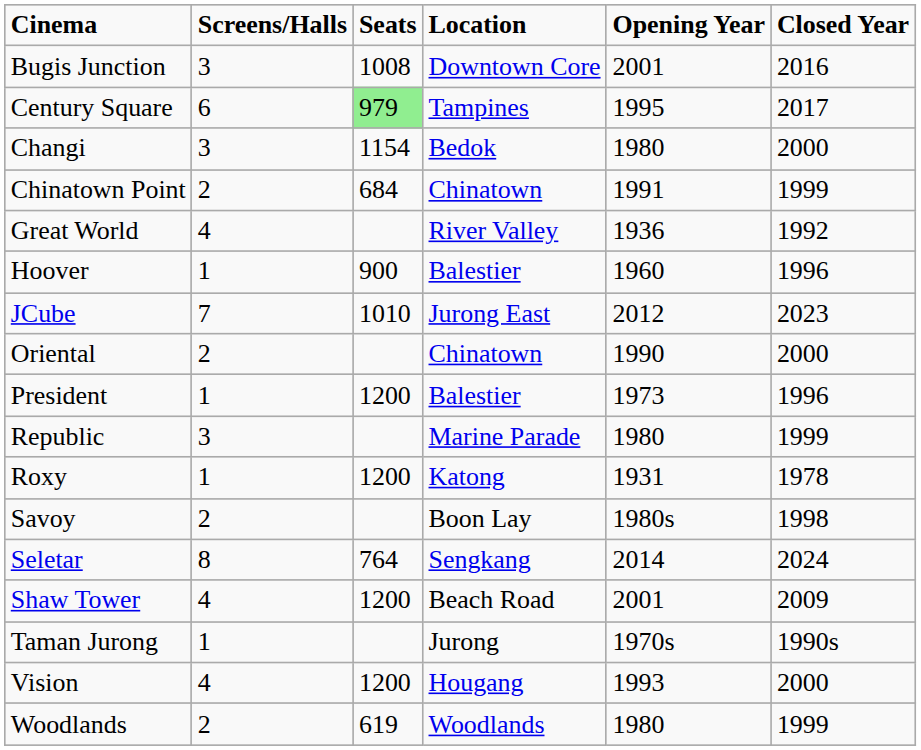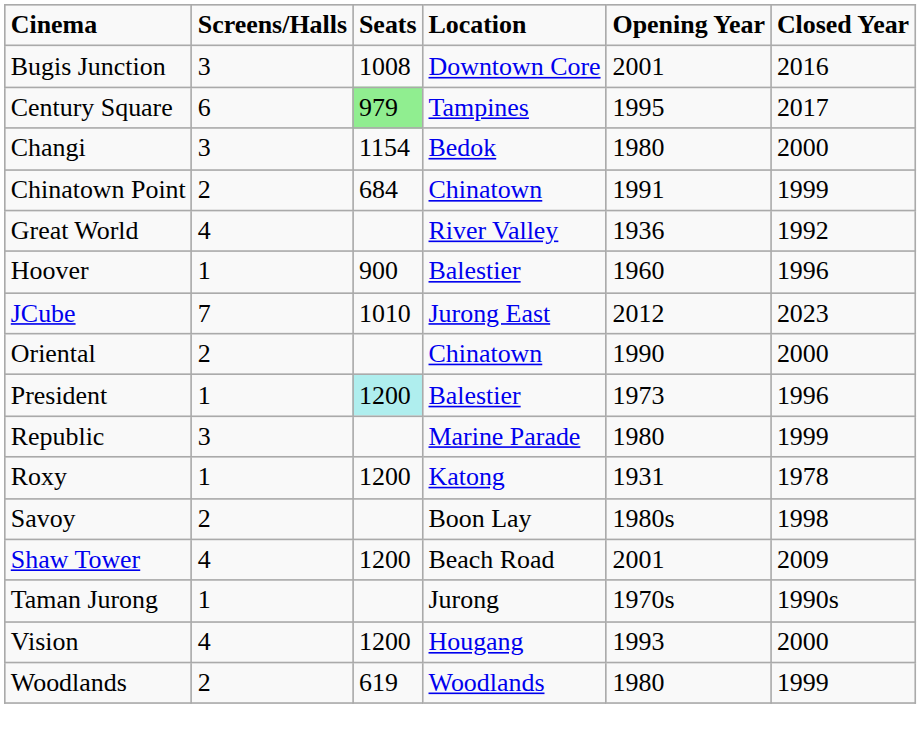(385, 395) no background -> (385, 395) paleturquoise background
- row: (47, 559)
